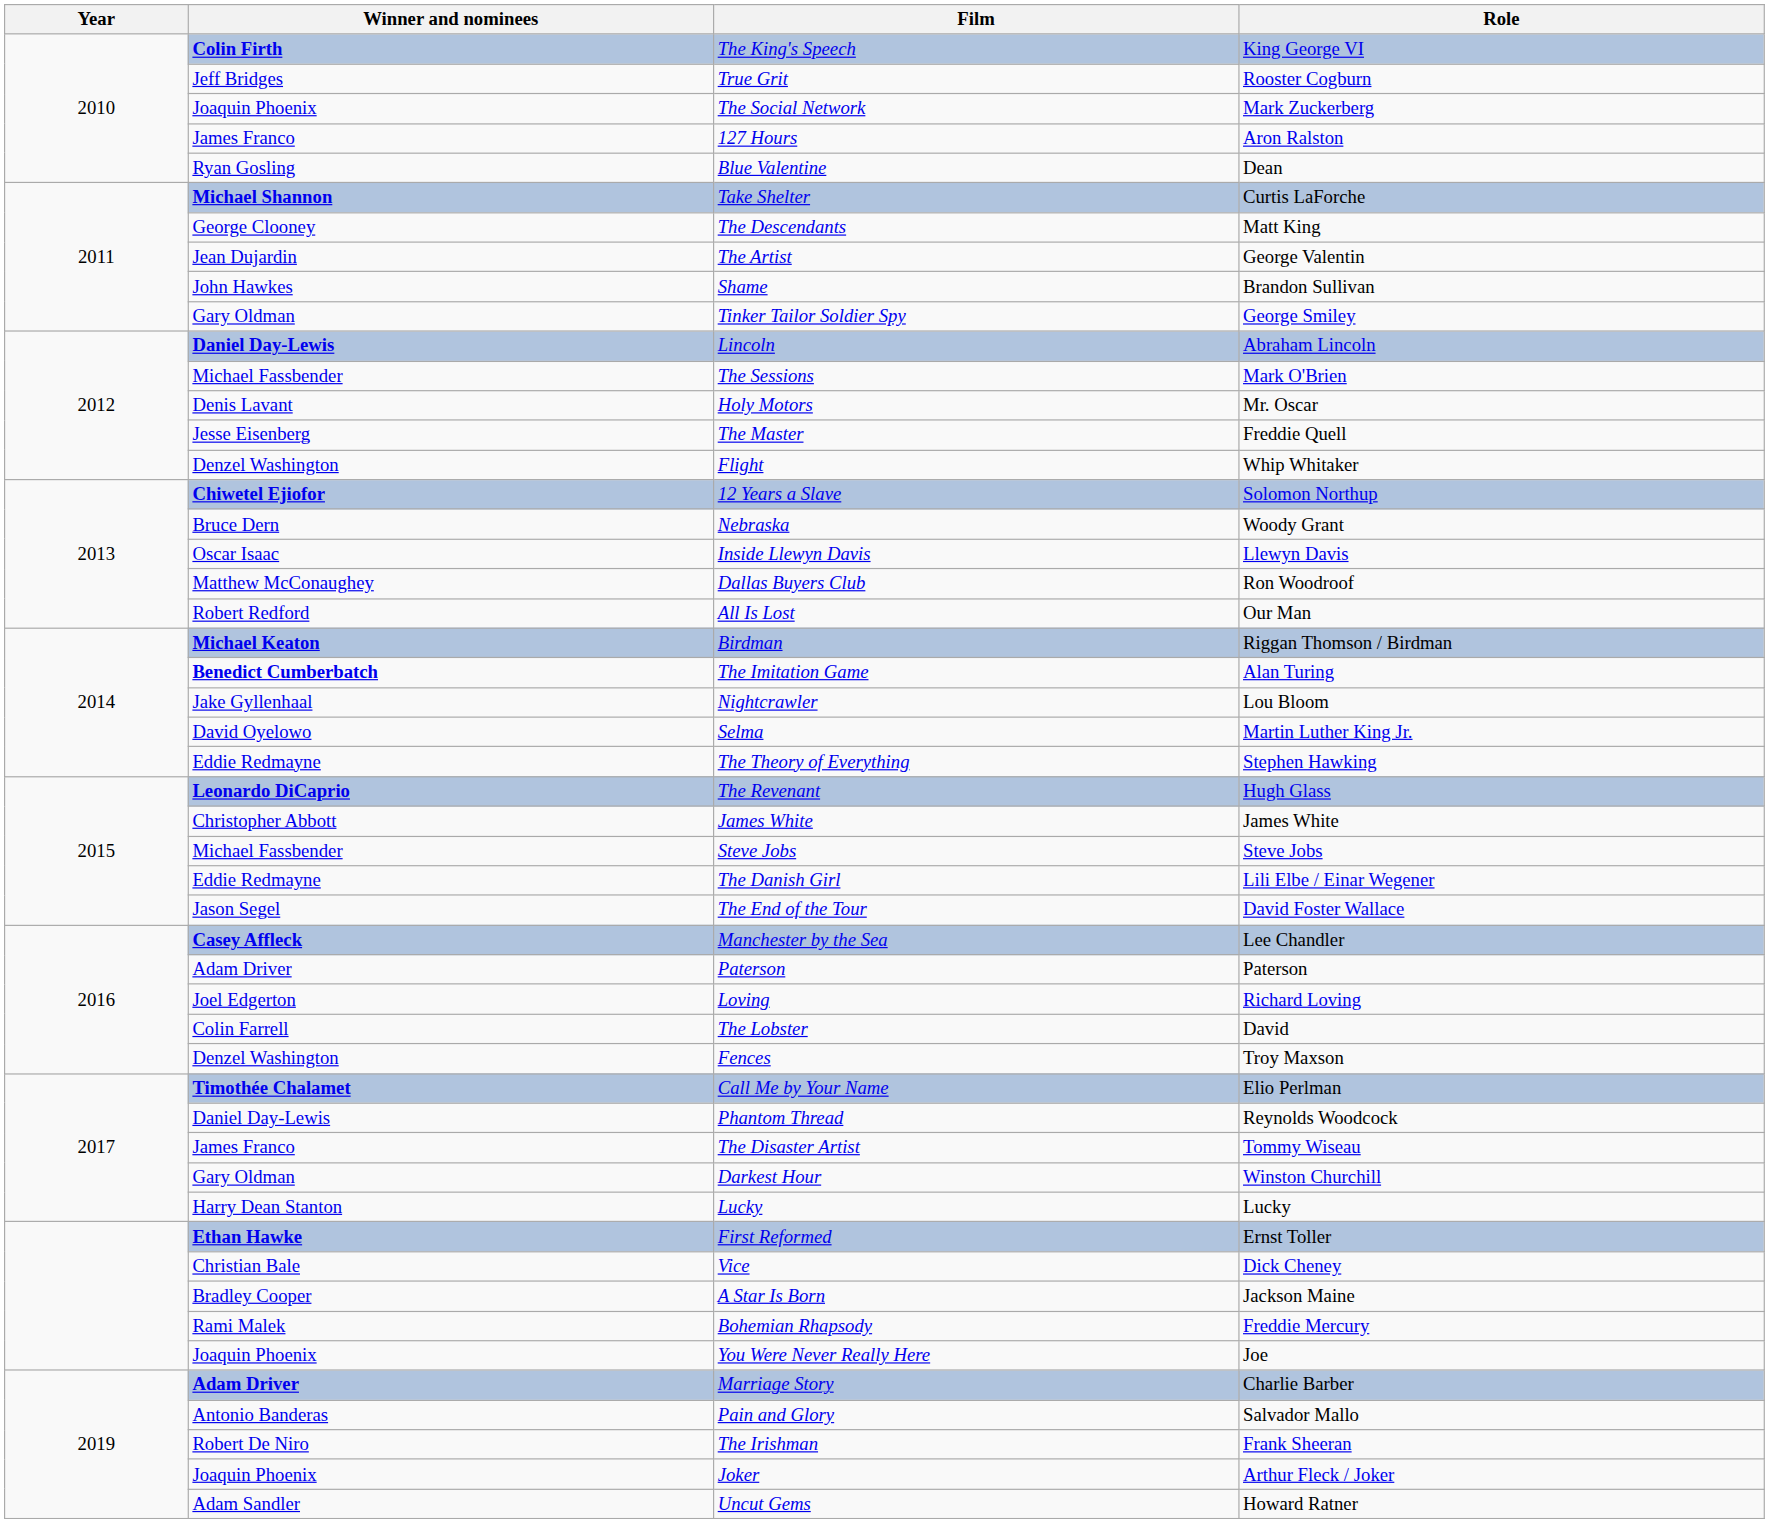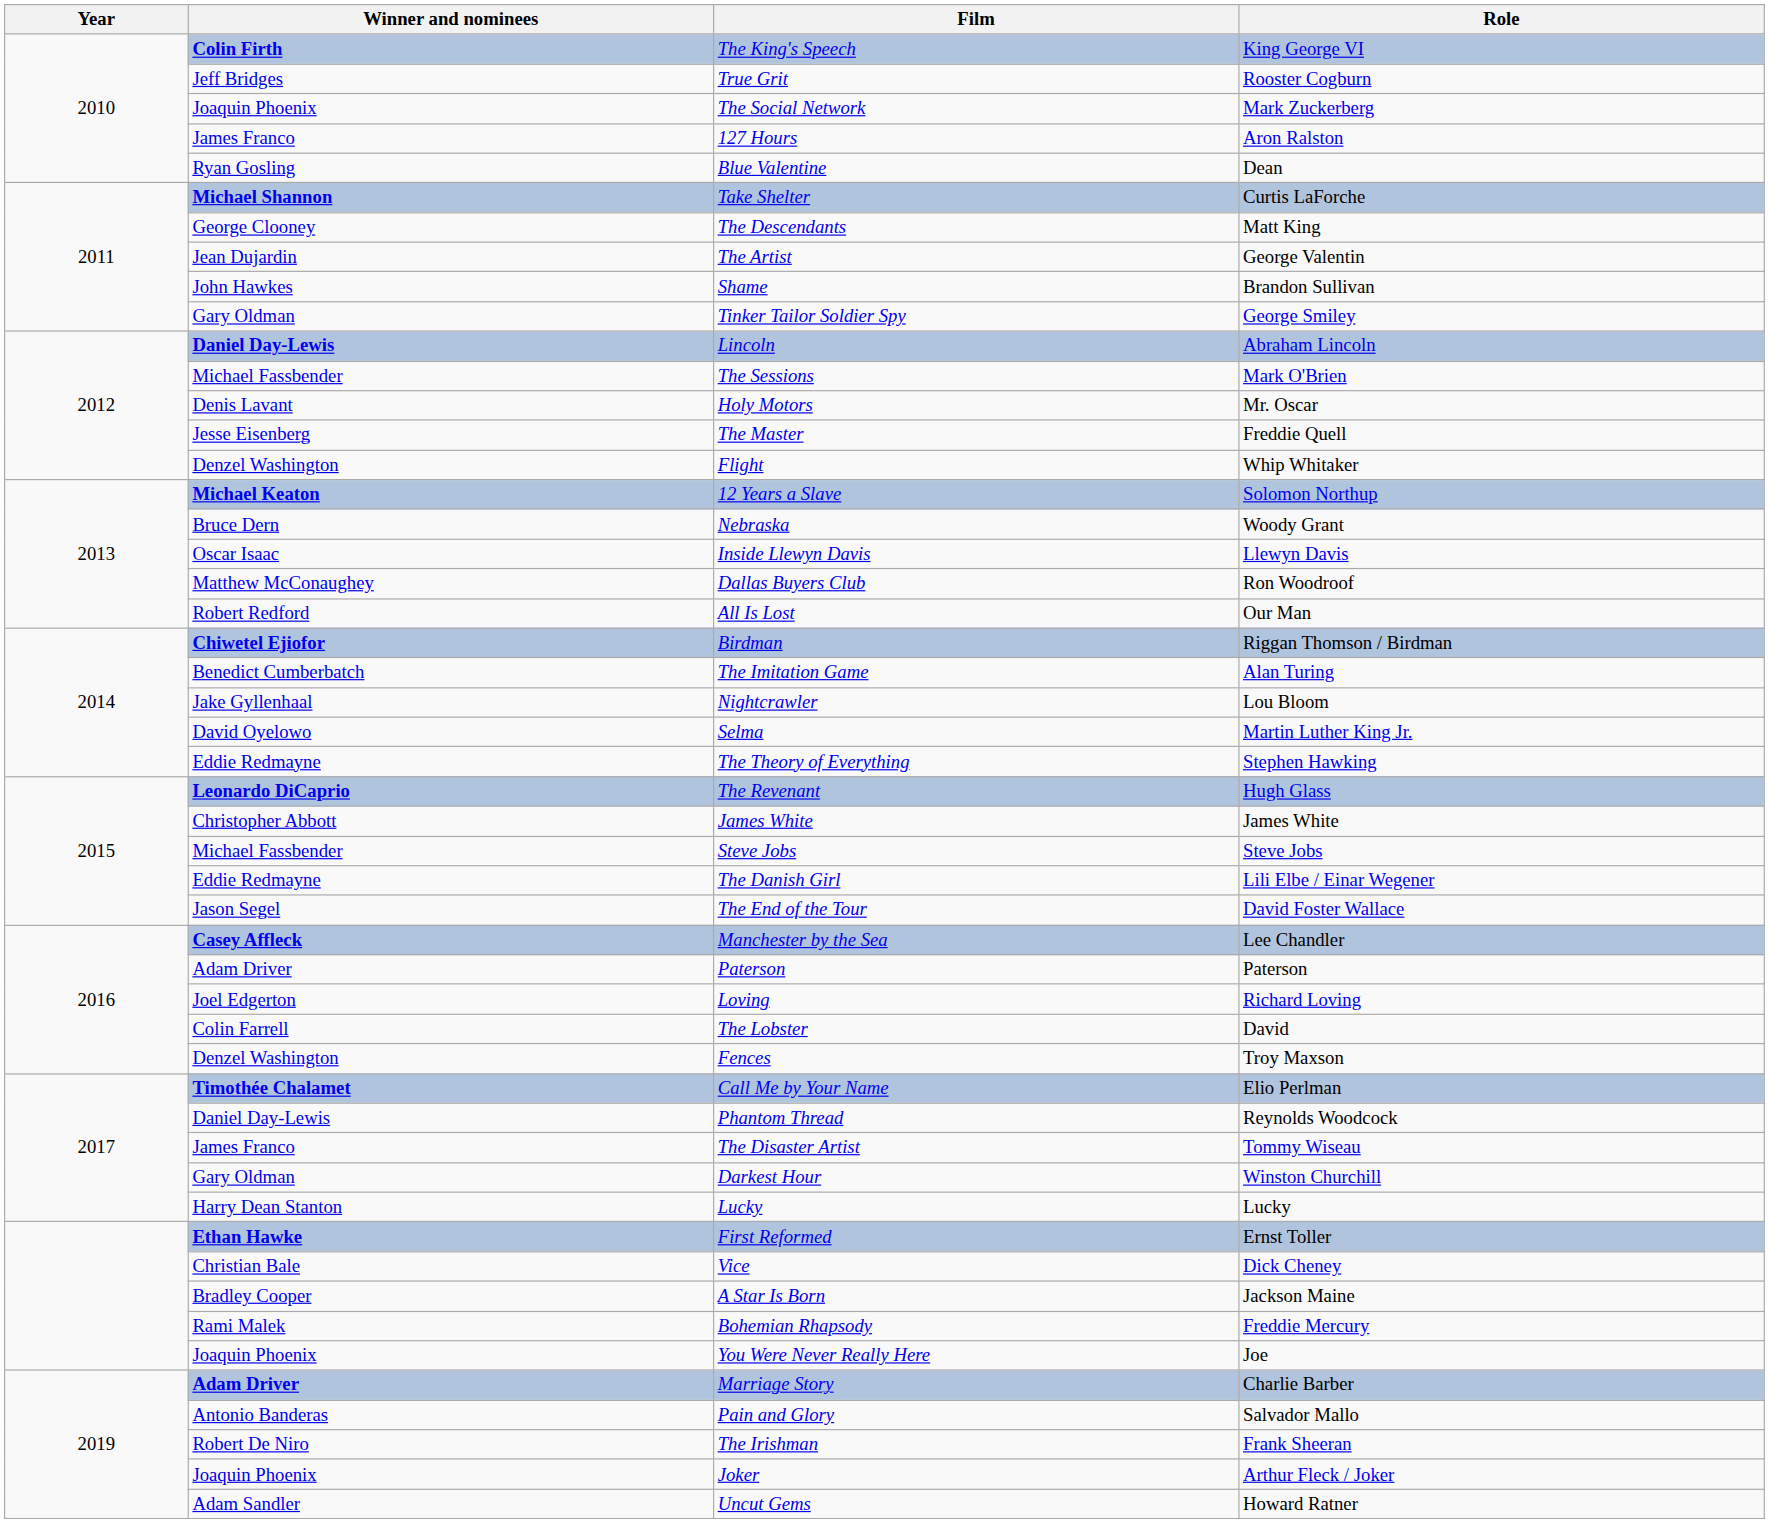(259, 494) Chiwetel Ejiofor -> (256, 494) Michael Keaton
(256, 642) Michael Keaton -> (259, 642) Chiwetel Ejiofor
(285, 672) bold -> (278, 672) normal
